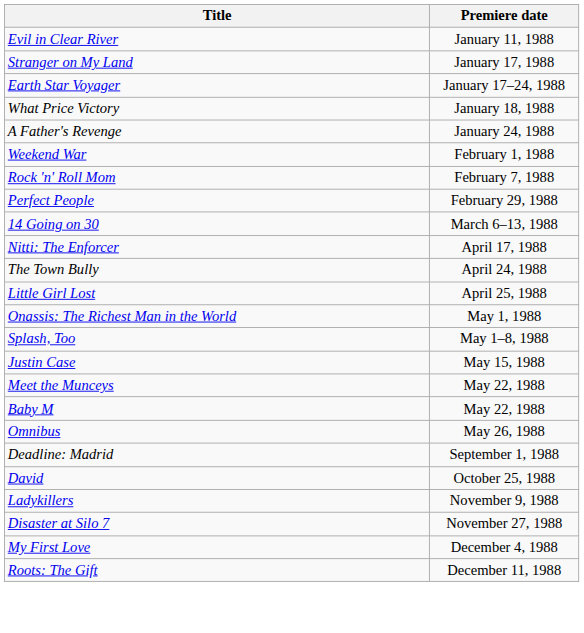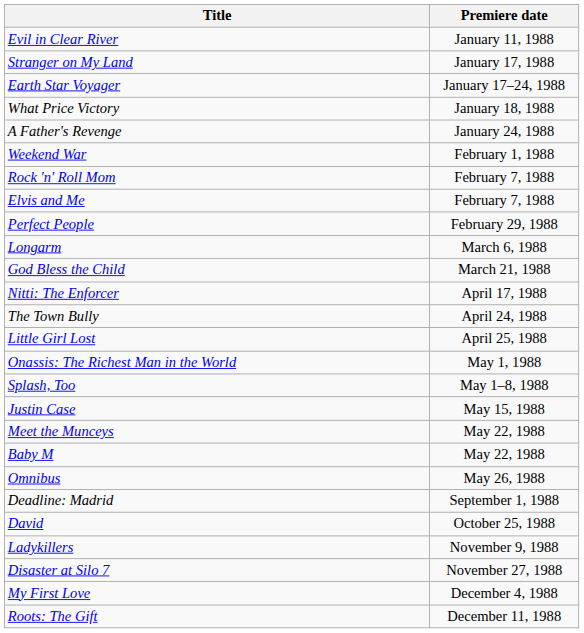+ row: (46, 200)
- row: (53, 223)
+ row: (35, 246)
+ row: (66, 270)
